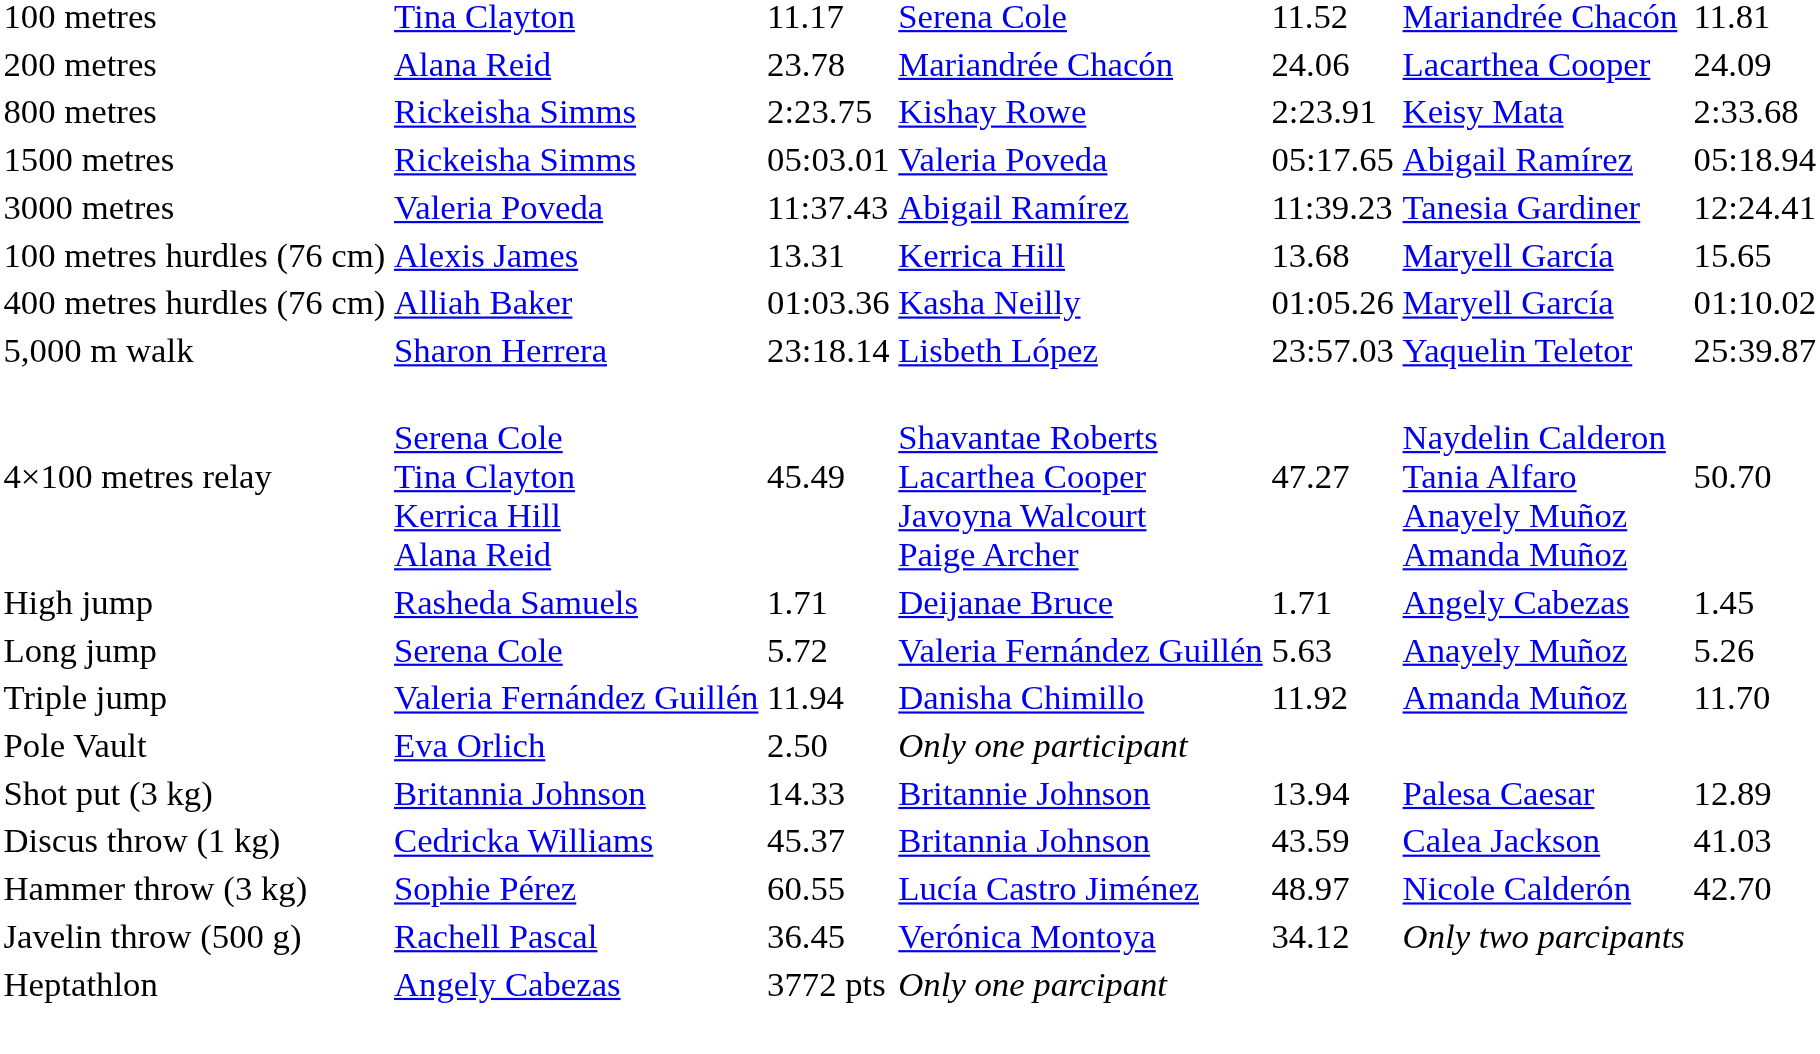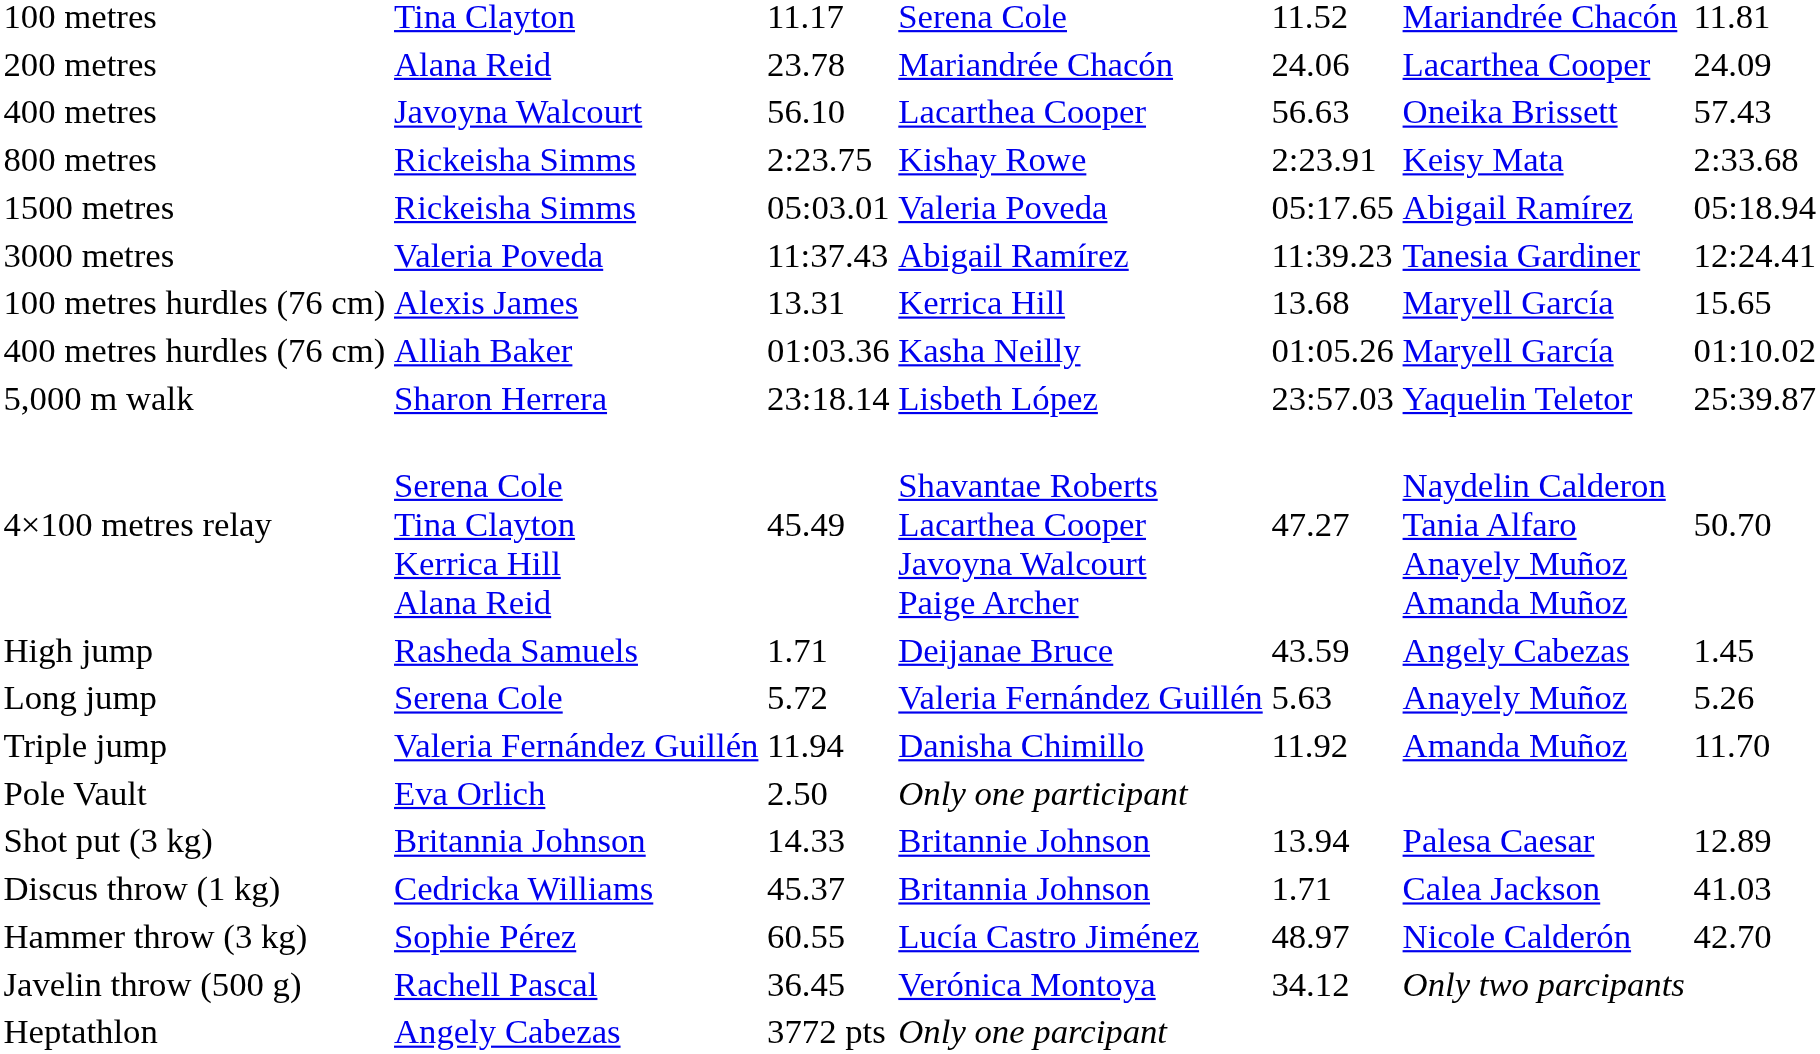+ row: (80, 111)
(1302, 602) 1.71 -> (1310, 650) 43.59
(1310, 841) 43.59 -> (1302, 888) 1.71
